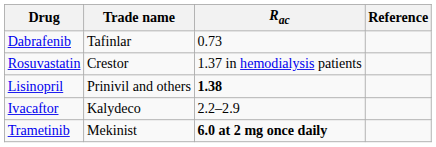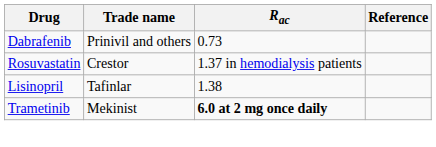(109, 41) Tafinlar -> (139, 41) Prinivil and others
(139, 86) Prinivil and others -> (109, 86) Tafinlar
(210, 86) bold -> (210, 86) normal
- row: (33, 108)
